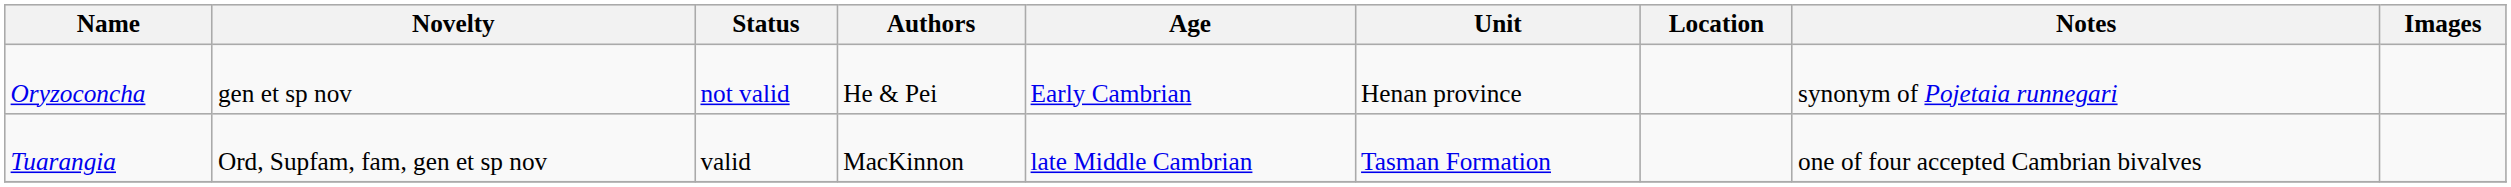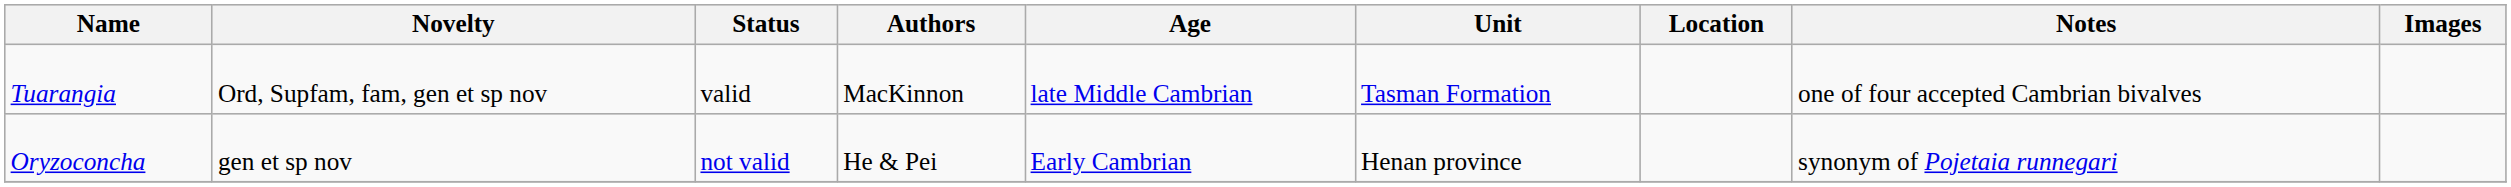rows swapped: (78, 93) <-> (63, 161)
